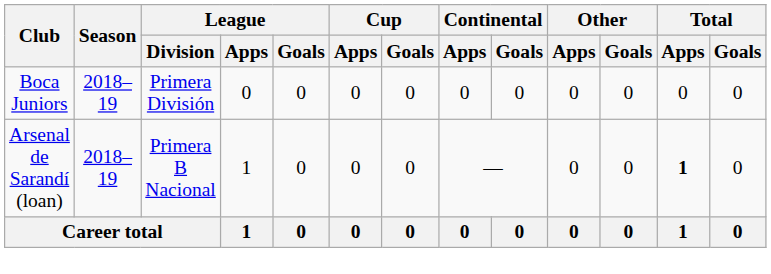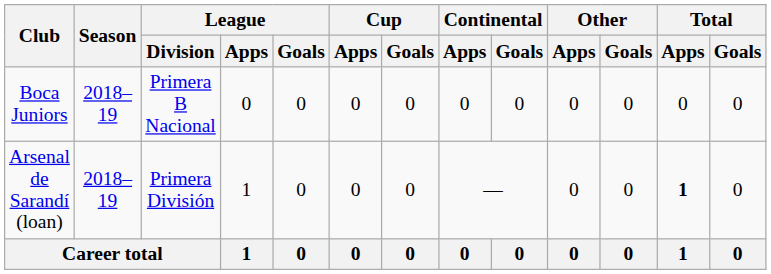(181, 92) Primera División -> (181, 103) Primera B Nacional
(181, 167) Primera B Nacional -> (181, 189) Primera División
